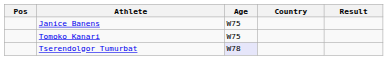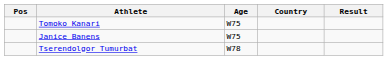rows swapped: (69, 23) <-> (69, 36)
(234, 49) lavender background -> (234, 49) no background
